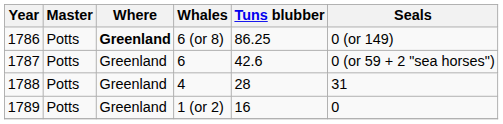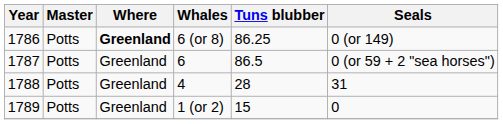(248, 61) 42.6 -> (248, 61) 86.5
(242, 107) 16 -> (242, 107) 15
